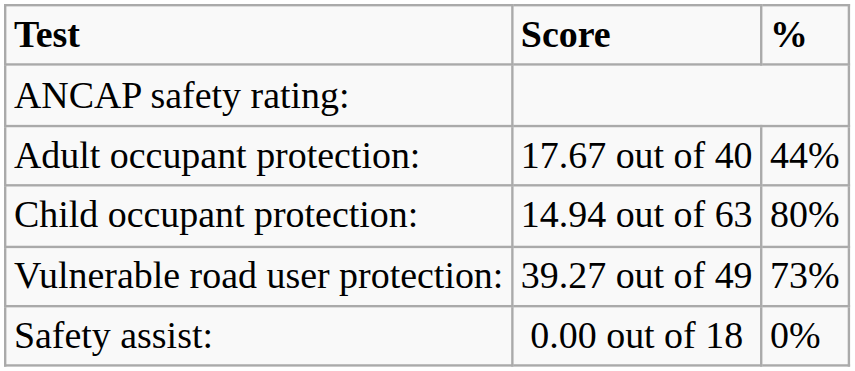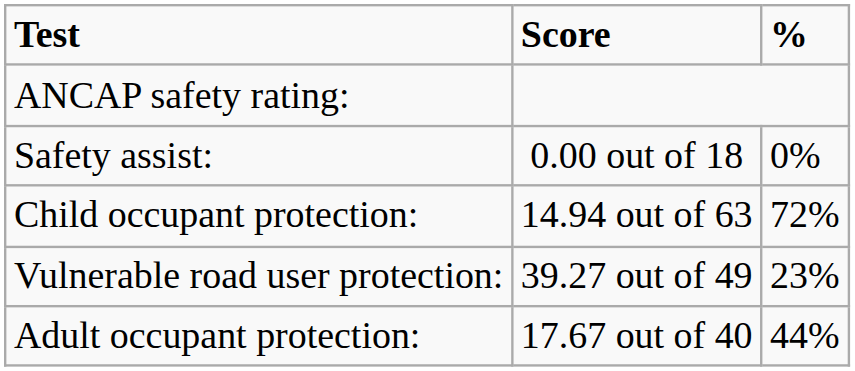rows swapped: (217, 154) <-> (113, 335)
(805, 214) 80% -> (805, 214) 72%
(805, 275) 73% -> (805, 275) 23%
